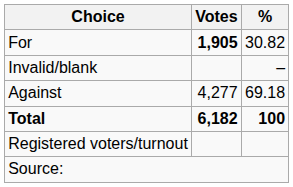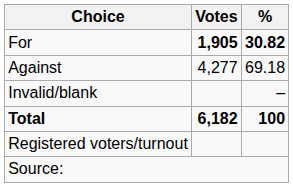(265, 42) normal -> (265, 42) bold
rows swapped: (35, 93) <-> (53, 67)
